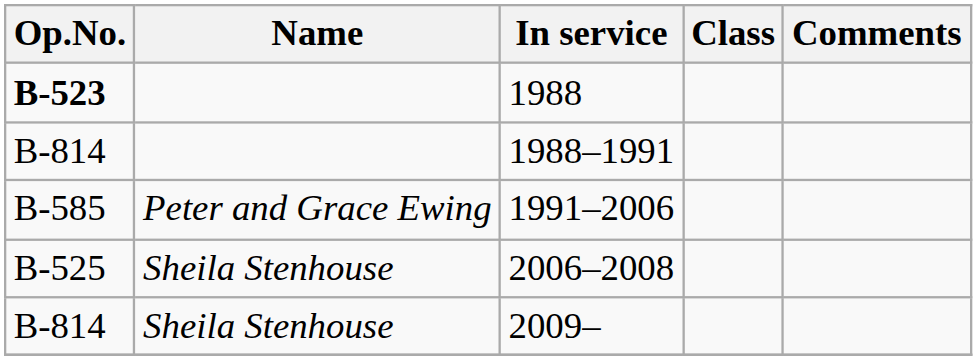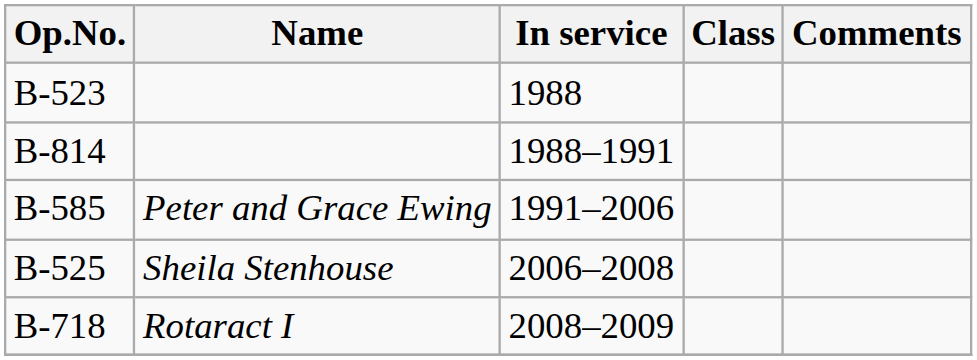(60, 92) bold -> (60, 92) normal
+ row: (591, 325)
- row: (555, 325)
